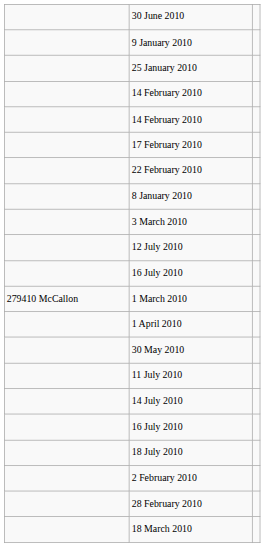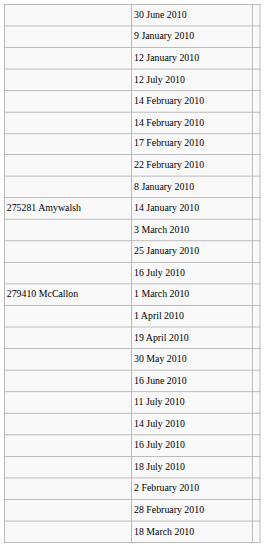+ row: (68, 58)
rows swapped: (67, 68) <-> (67, 248)
+ row: (44, 208)
+ row: (68, 338)
+ row: (68, 381)
